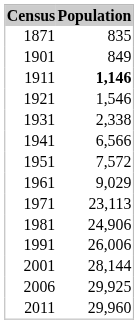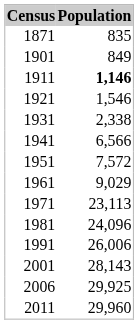(110, 224) 24,906 -> (110, 224) 24,096
(110, 266) 28,144 -> (110, 266) 28,143
